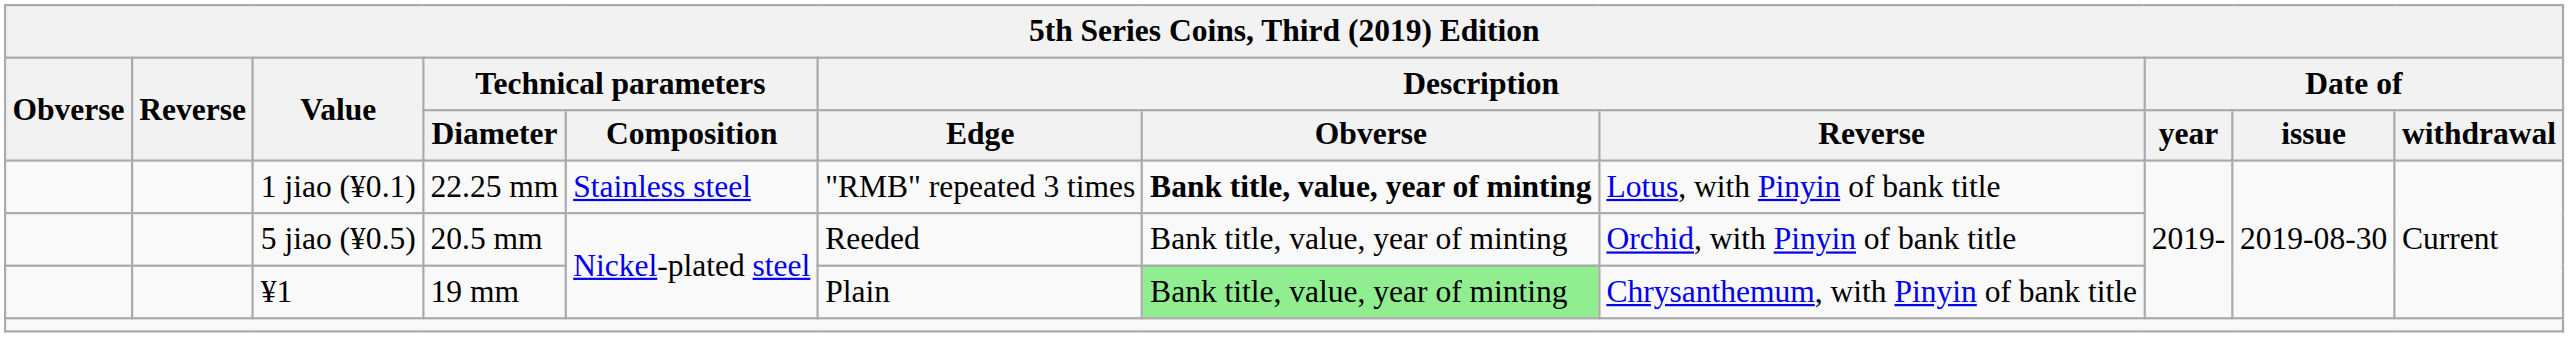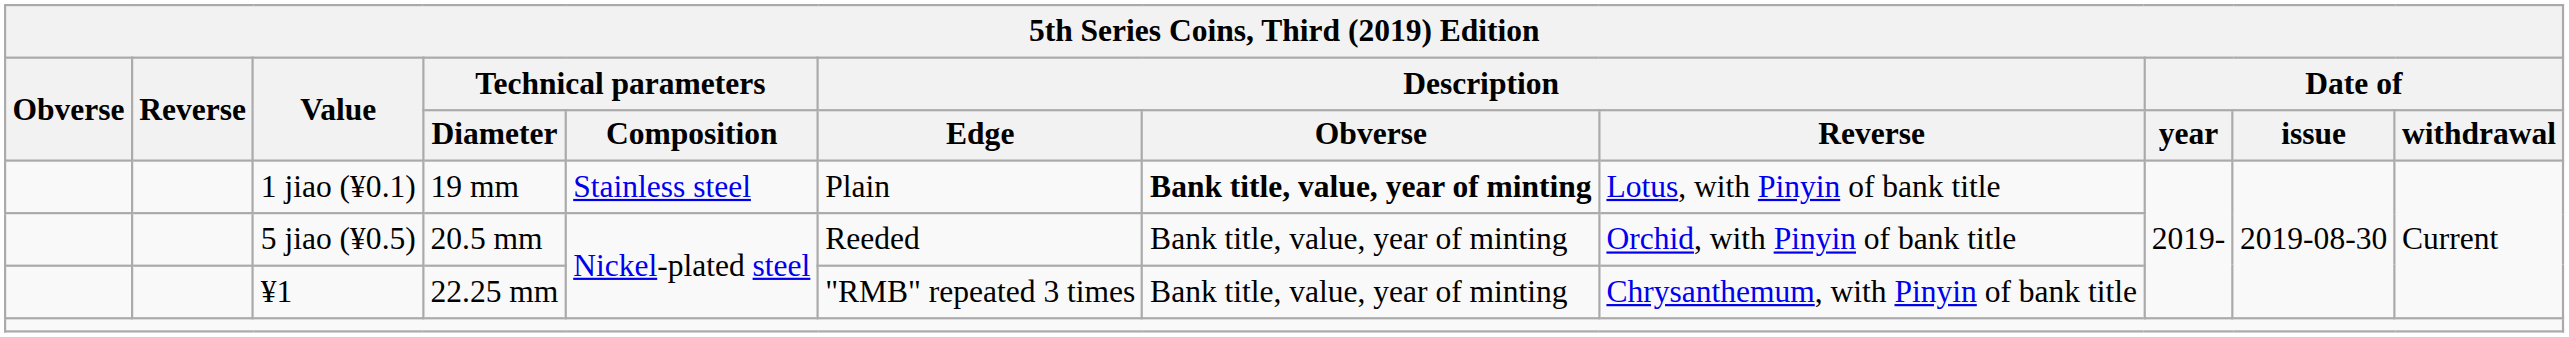(494, 186) 22.25 mm -> (475, 186) 19 mm
(980, 186) "RMB" repeated 3 times -> (858, 186) Plain
(475, 290) 19 mm -> (494, 290) 22.25 mm
(858, 290) Plain -> (980, 290) "RMB" repeated 3 times
(1359, 290) lightgreen background -> (1359, 290) no background
